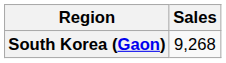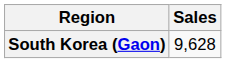(195, 44) 9,268 -> (195, 44) 9,628
